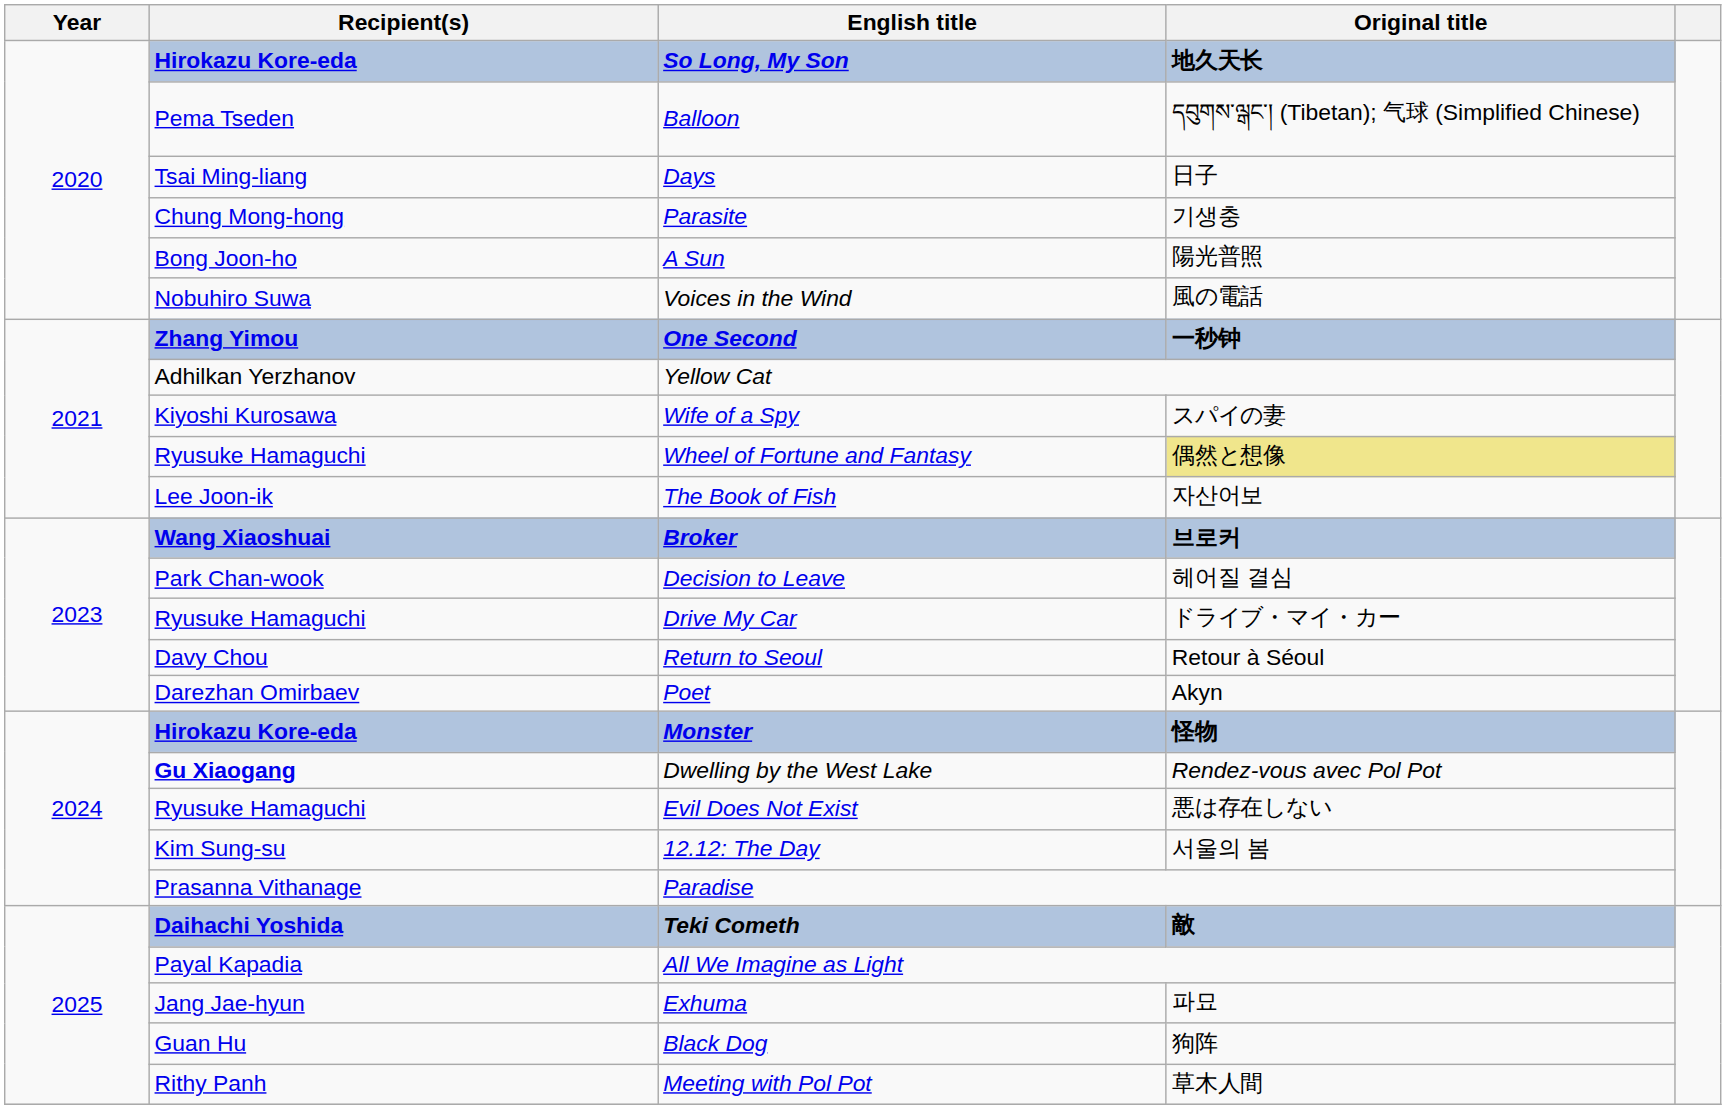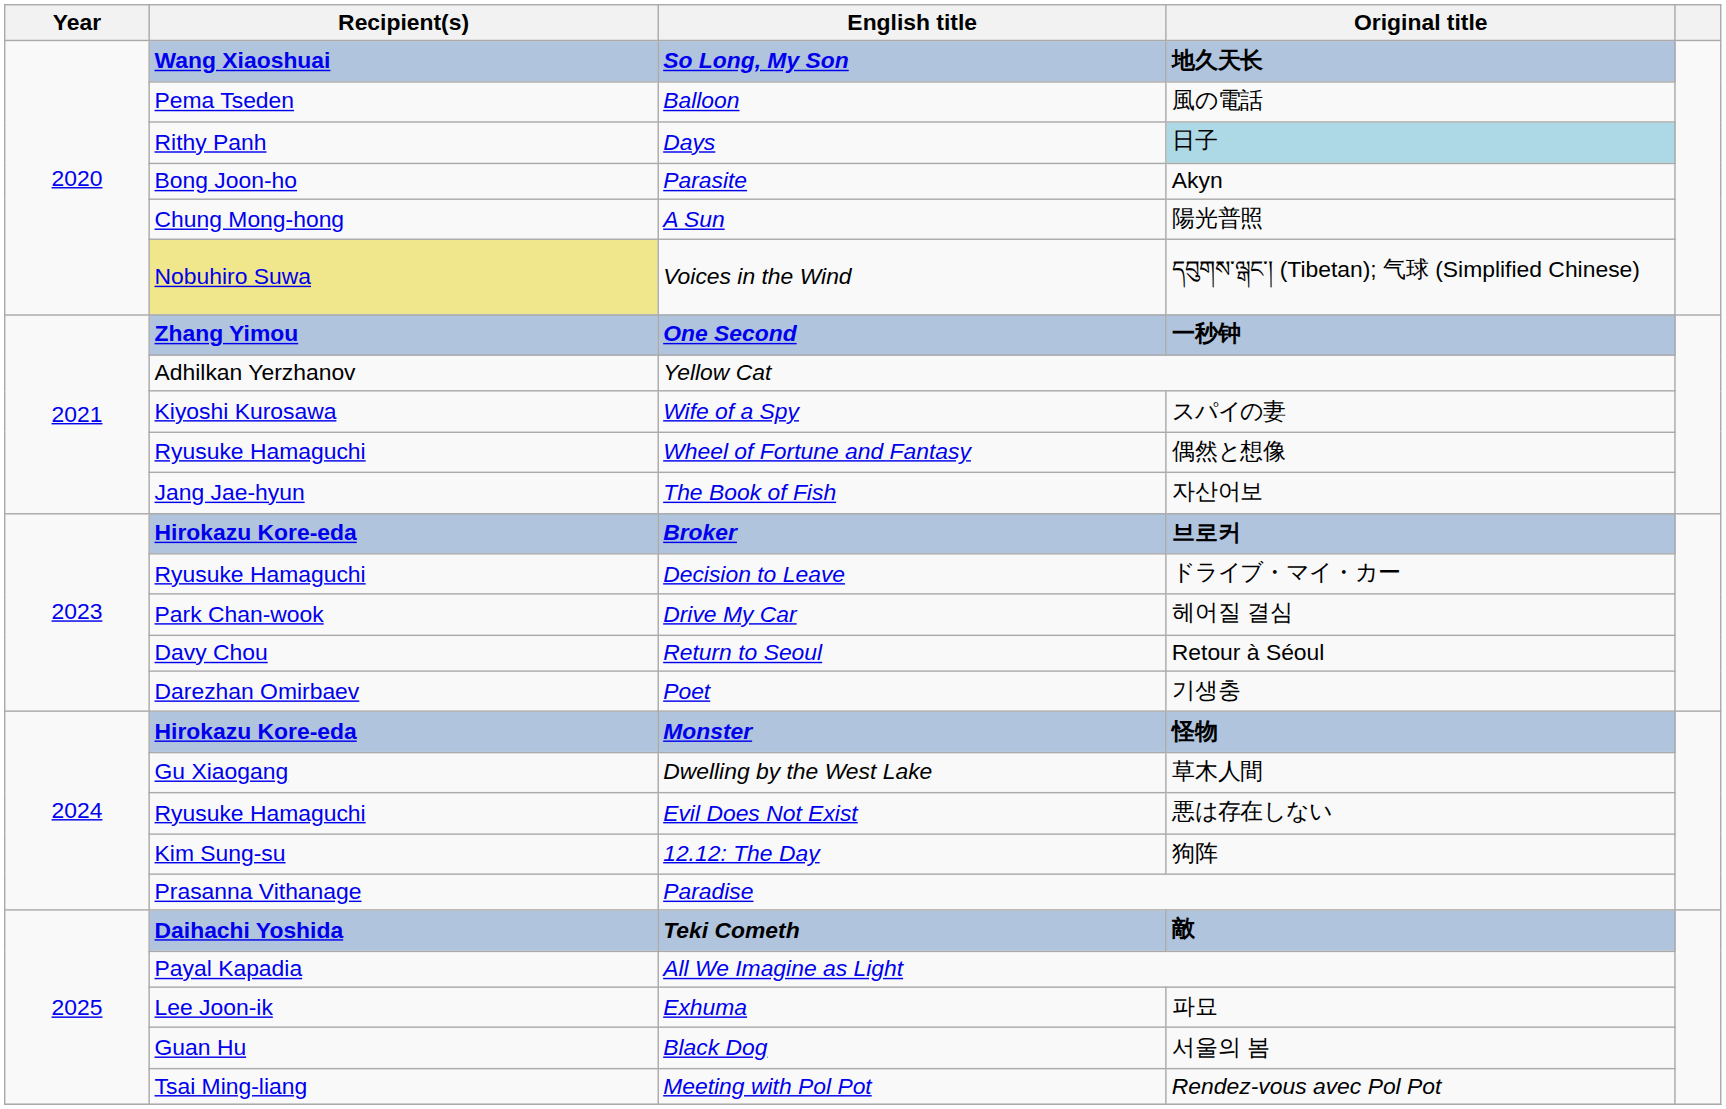(256, 61) Hirokazu Kore-eda -> (242, 61) Wang Xiaoshuai
(1406, 112) དབུགས་ལྒང་། (Tibetan); 气球 (Simplified Chinese) -> (1218, 100) 風の電話
(231, 176) Tsai Ming-liang -> (211, 142) Rithy Panh
(1195, 175) no background -> (1195, 141) lightblue background
(249, 217) Chung Mong-hong -> (226, 180) Bong Joon-ho
(1206, 216) 기생충 -> (1197, 180) Akyn
(226, 257) Bong Joon-ho -> (249, 219) Chung Mong-hong
(233, 298) no background -> (233, 276) khaki background
(1218, 297) 風の電話 -> (1406, 270) དབུགས་ལྒང་། (Tibetan); 气球 (Simplified Chinese)
(1229, 455) khaki background -> (1229, 451) no background
(214, 496) Lee Joon-ik -> (230, 492) Jang Jae-hyun
(242, 537) Wang Xiaoshuai -> (256, 533) Hirokazu Kore-eda
(239, 578) Park Chan-wook -> (260, 573) Ryusuke Hamaguchi
(1232, 577) 헤어질 결심 -> (1286, 573) ドライブ・マイ・カー
(260, 618) Ryusuke Hamaguchi -> (239, 614) Park Chan-wook
(1286, 617) ドライブ・マイ・カー -> (1232, 613) 헤어질 결심
(1197, 693) Akyn -> (1206, 690) 기생충
(225, 770) bold -> (221, 772) normal
(1307, 770) Rendez-vous avec Pol Pot -> (1218, 771) 草木人間
(1221, 848) 서울의 봄 -> (1195, 852) 狗阵
(230, 1002) Jang Jae-hyun -> (214, 1007) Lee Joon-ik
(1195, 1042) 狗阵 -> (1221, 1047) 서울의 봄
(211, 1084) Rithy Panh -> (231, 1086) Tsai Ming-liang
(1218, 1083) 草木人間 -> (1307, 1086) Rendez-vous avec Pol Pot
